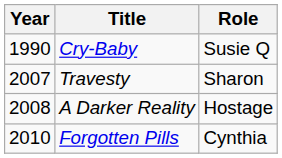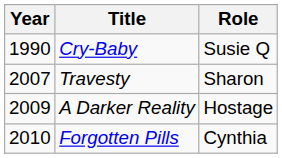(30, 108) 2008 -> (30, 108) 2009
